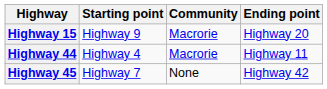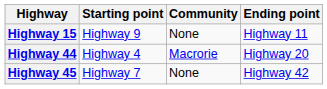(193, 34) Macrorie -> (184, 34) None
(276, 34) Highway 20 -> (276, 34) Highway 11
(276, 53) Highway 11 -> (276, 53) Highway 20
